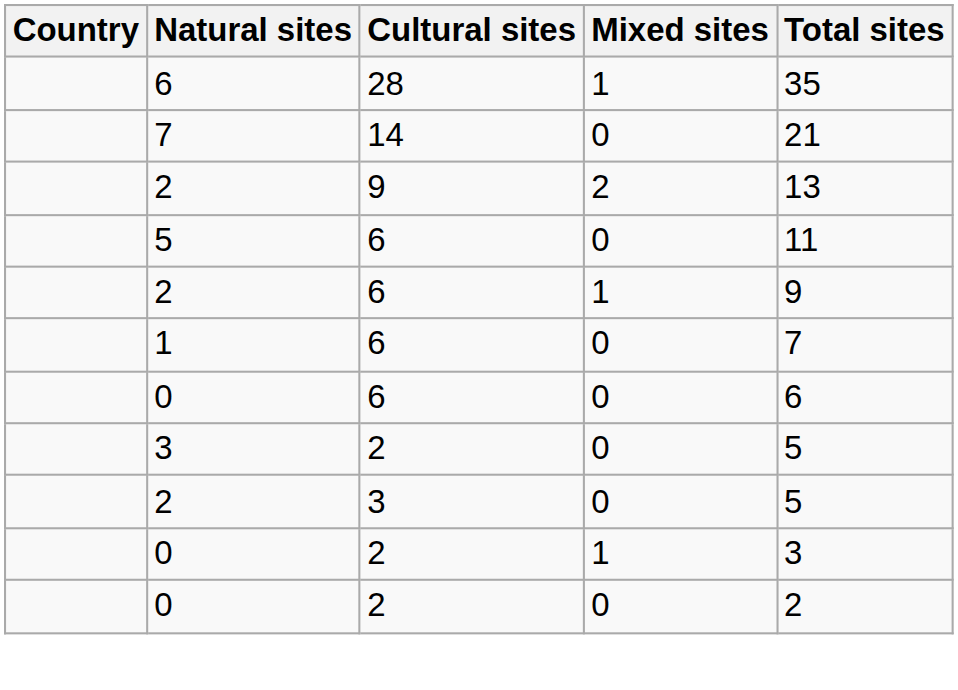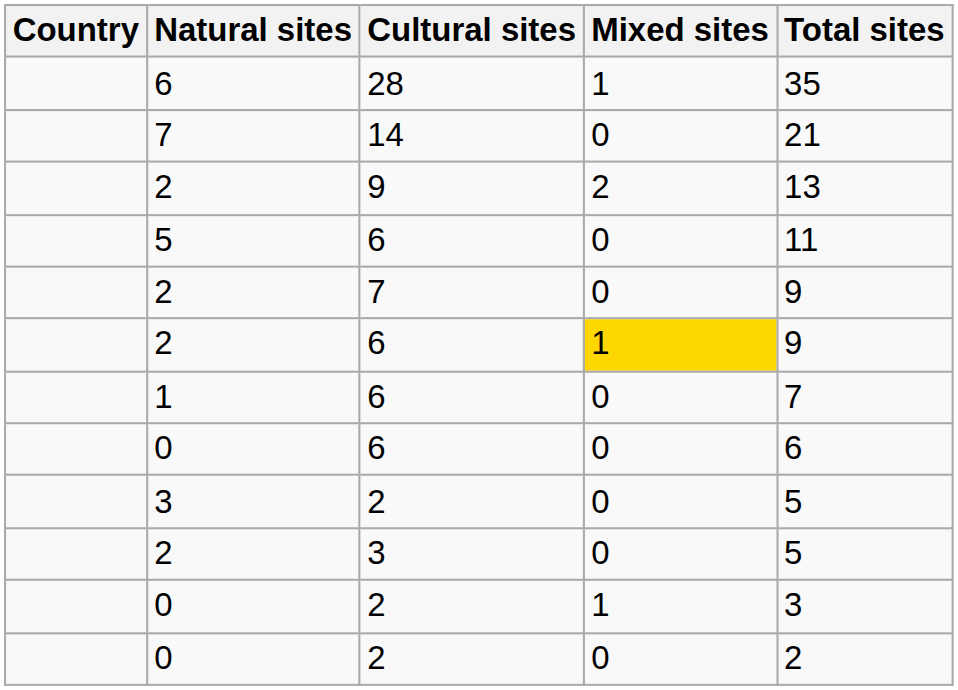+ row: (163, 291)
(600, 291) no background -> (600, 344) gold background
